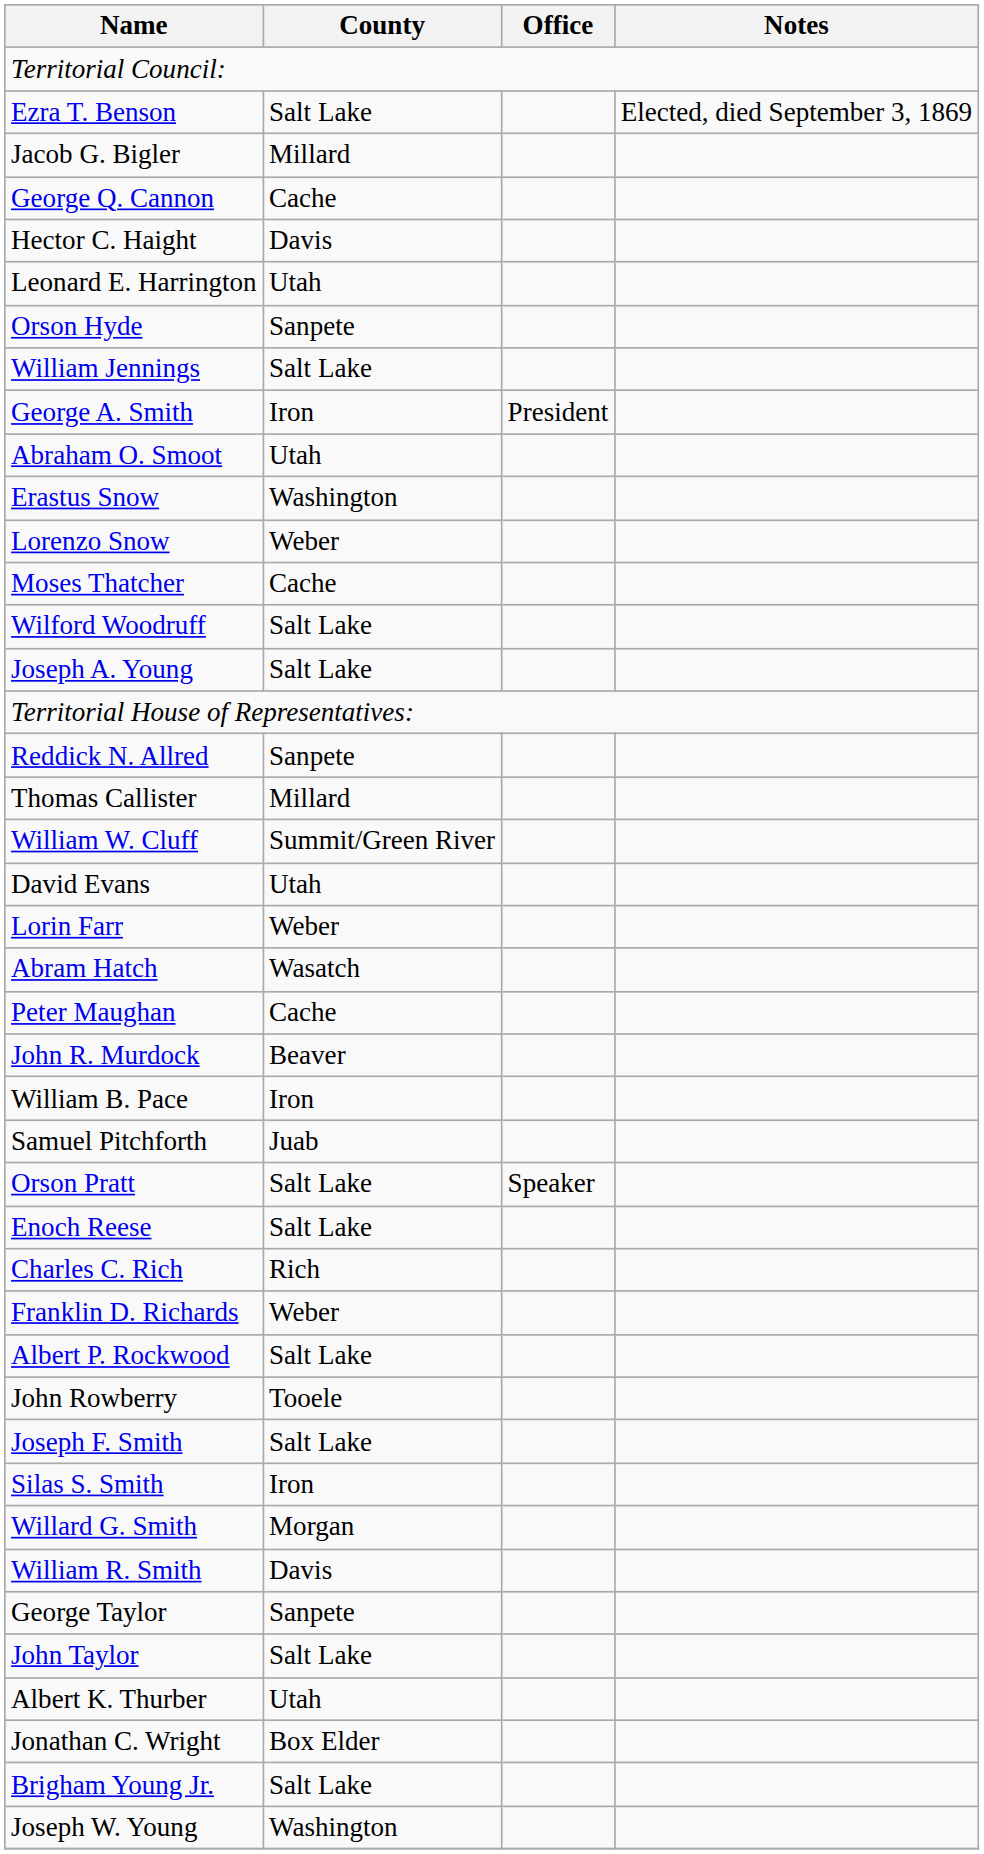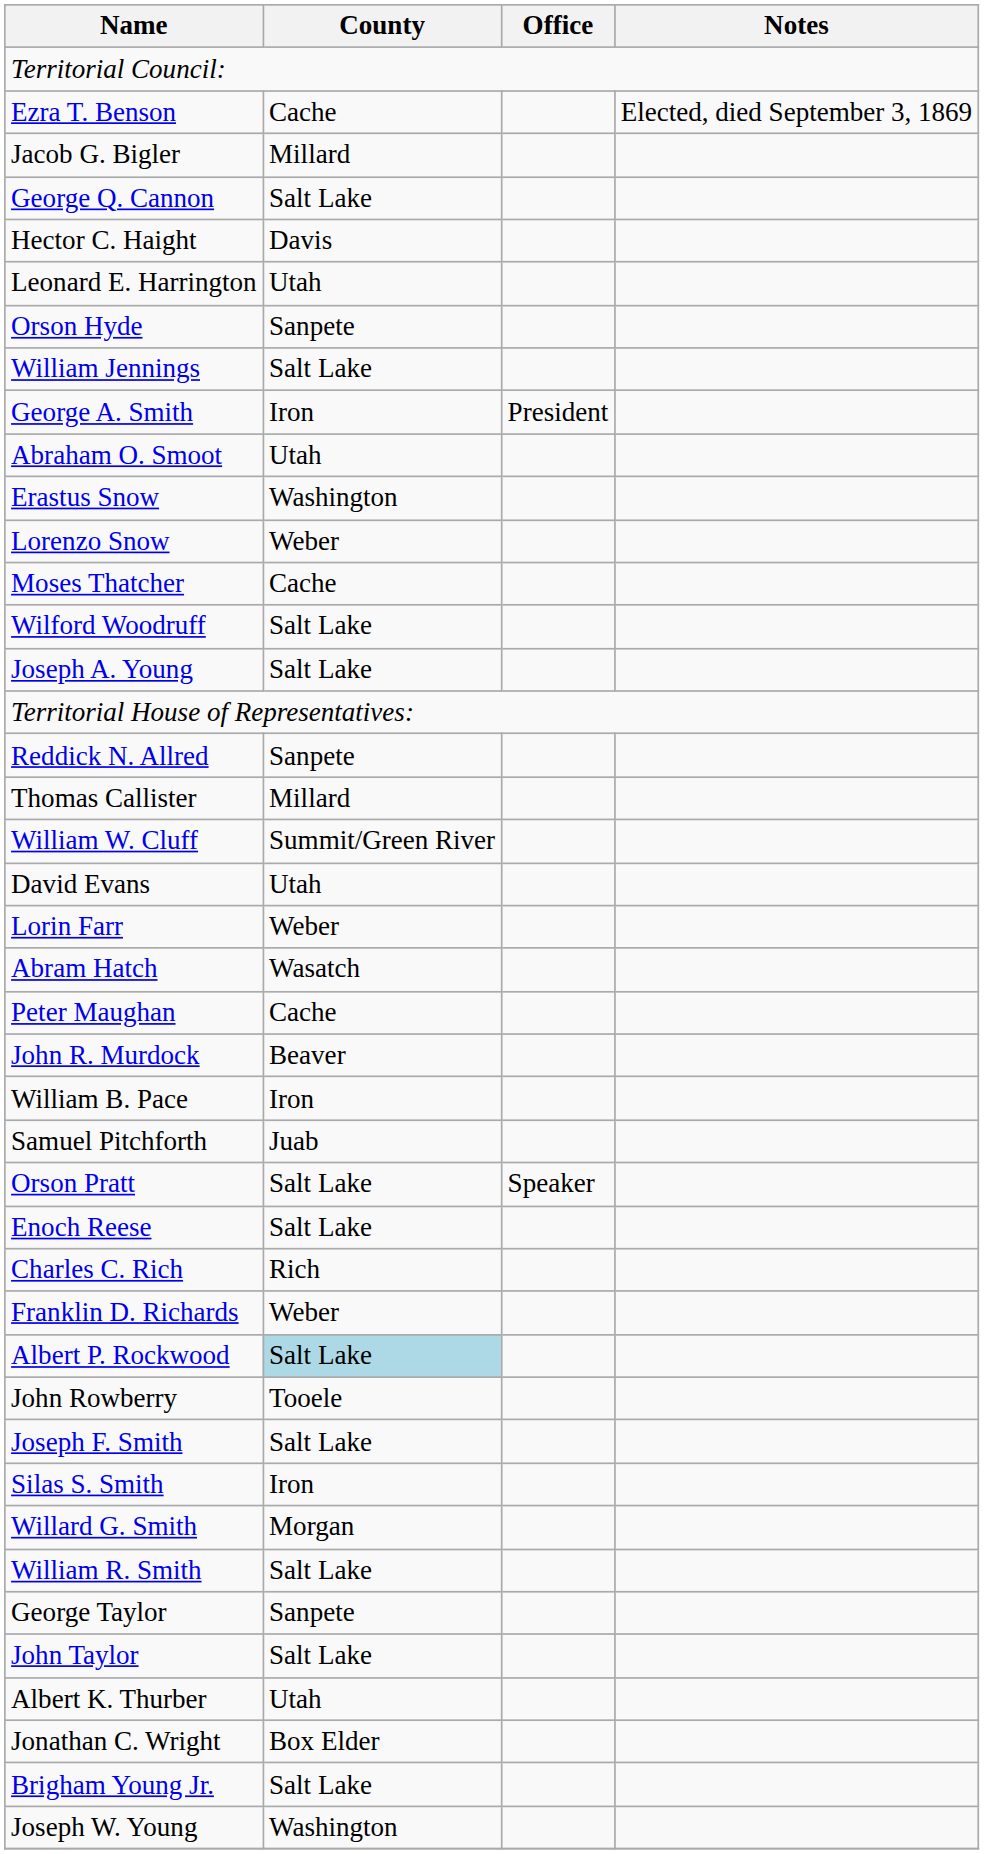(321, 111) Salt Lake -> (303, 111) Cache
(303, 197) Cache -> (321, 197) Salt Lake
(321, 1355) no background -> (321, 1355) lightblue background
(301, 1569) Davis -> (321, 1569) Salt Lake
